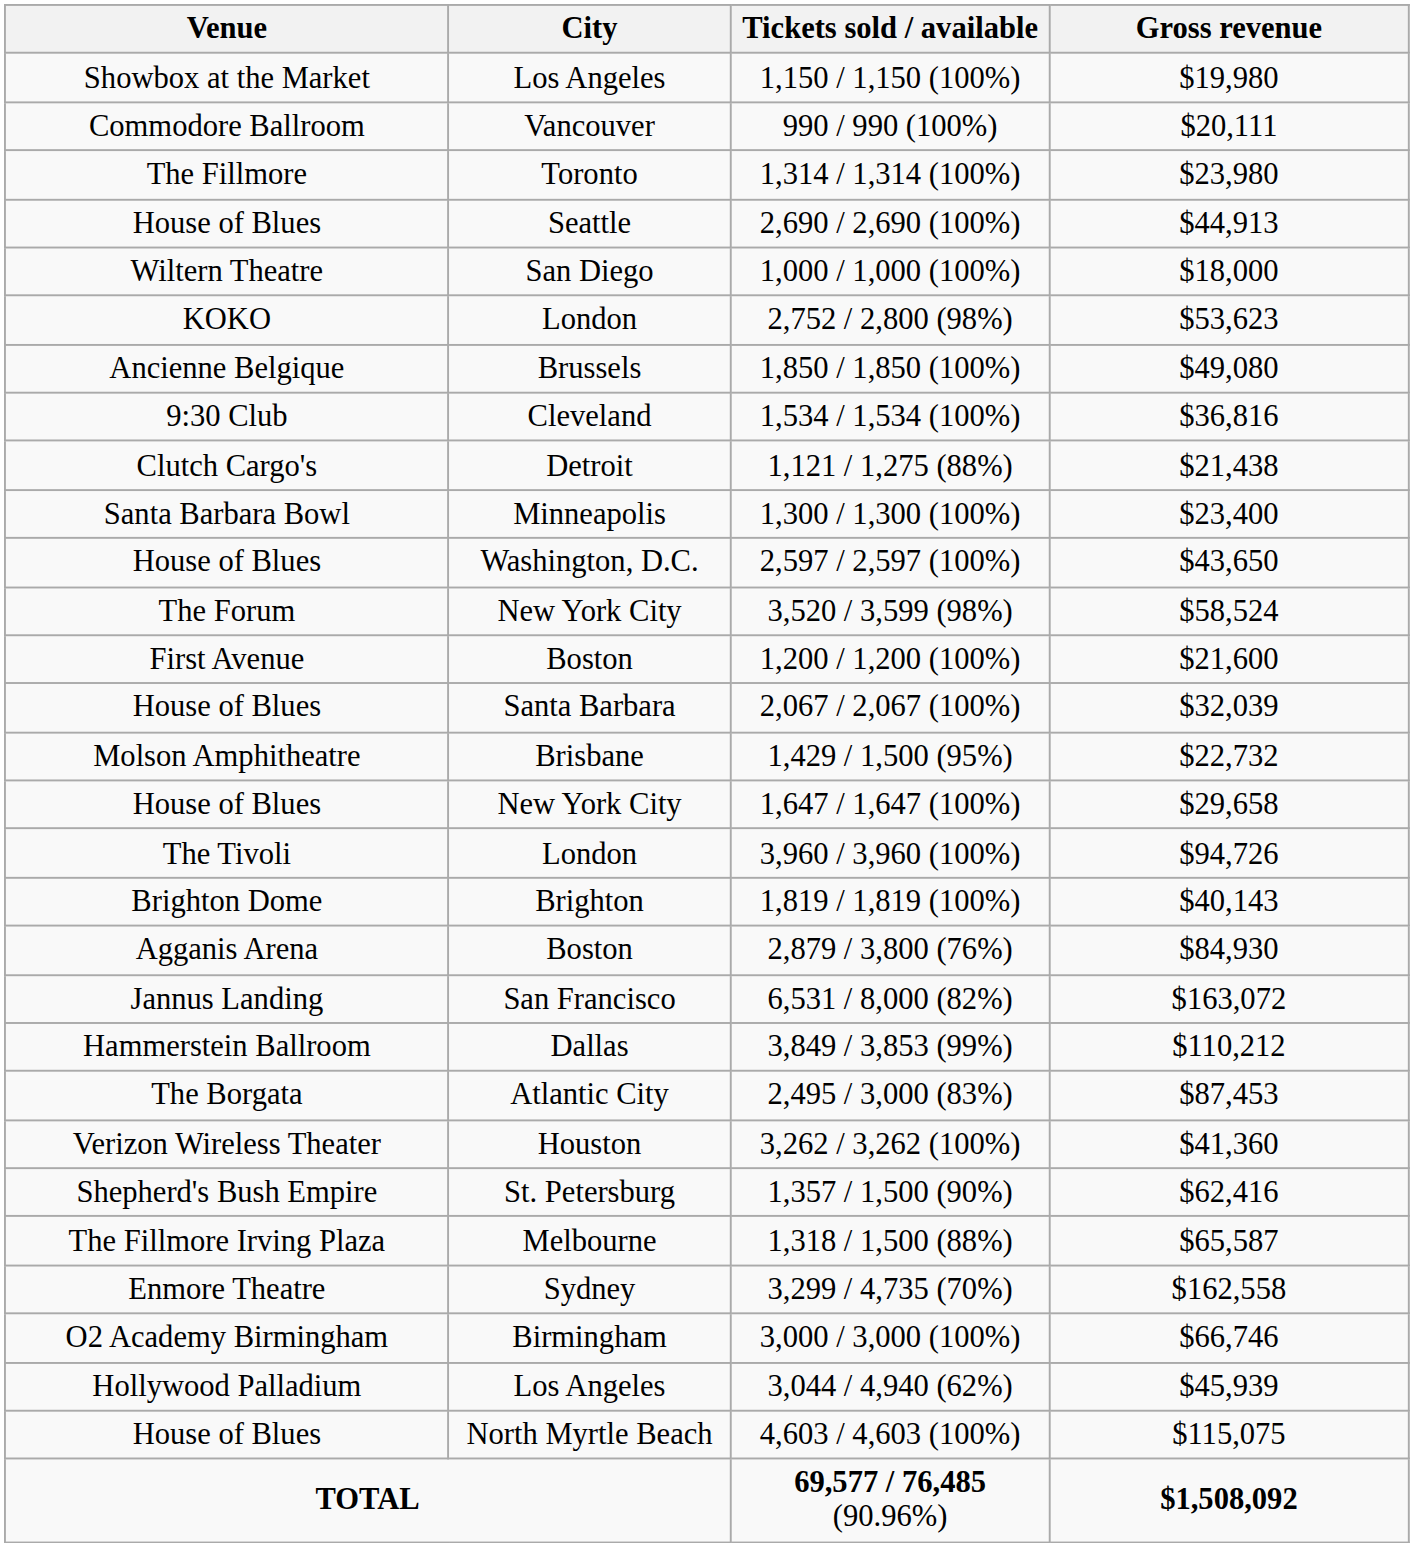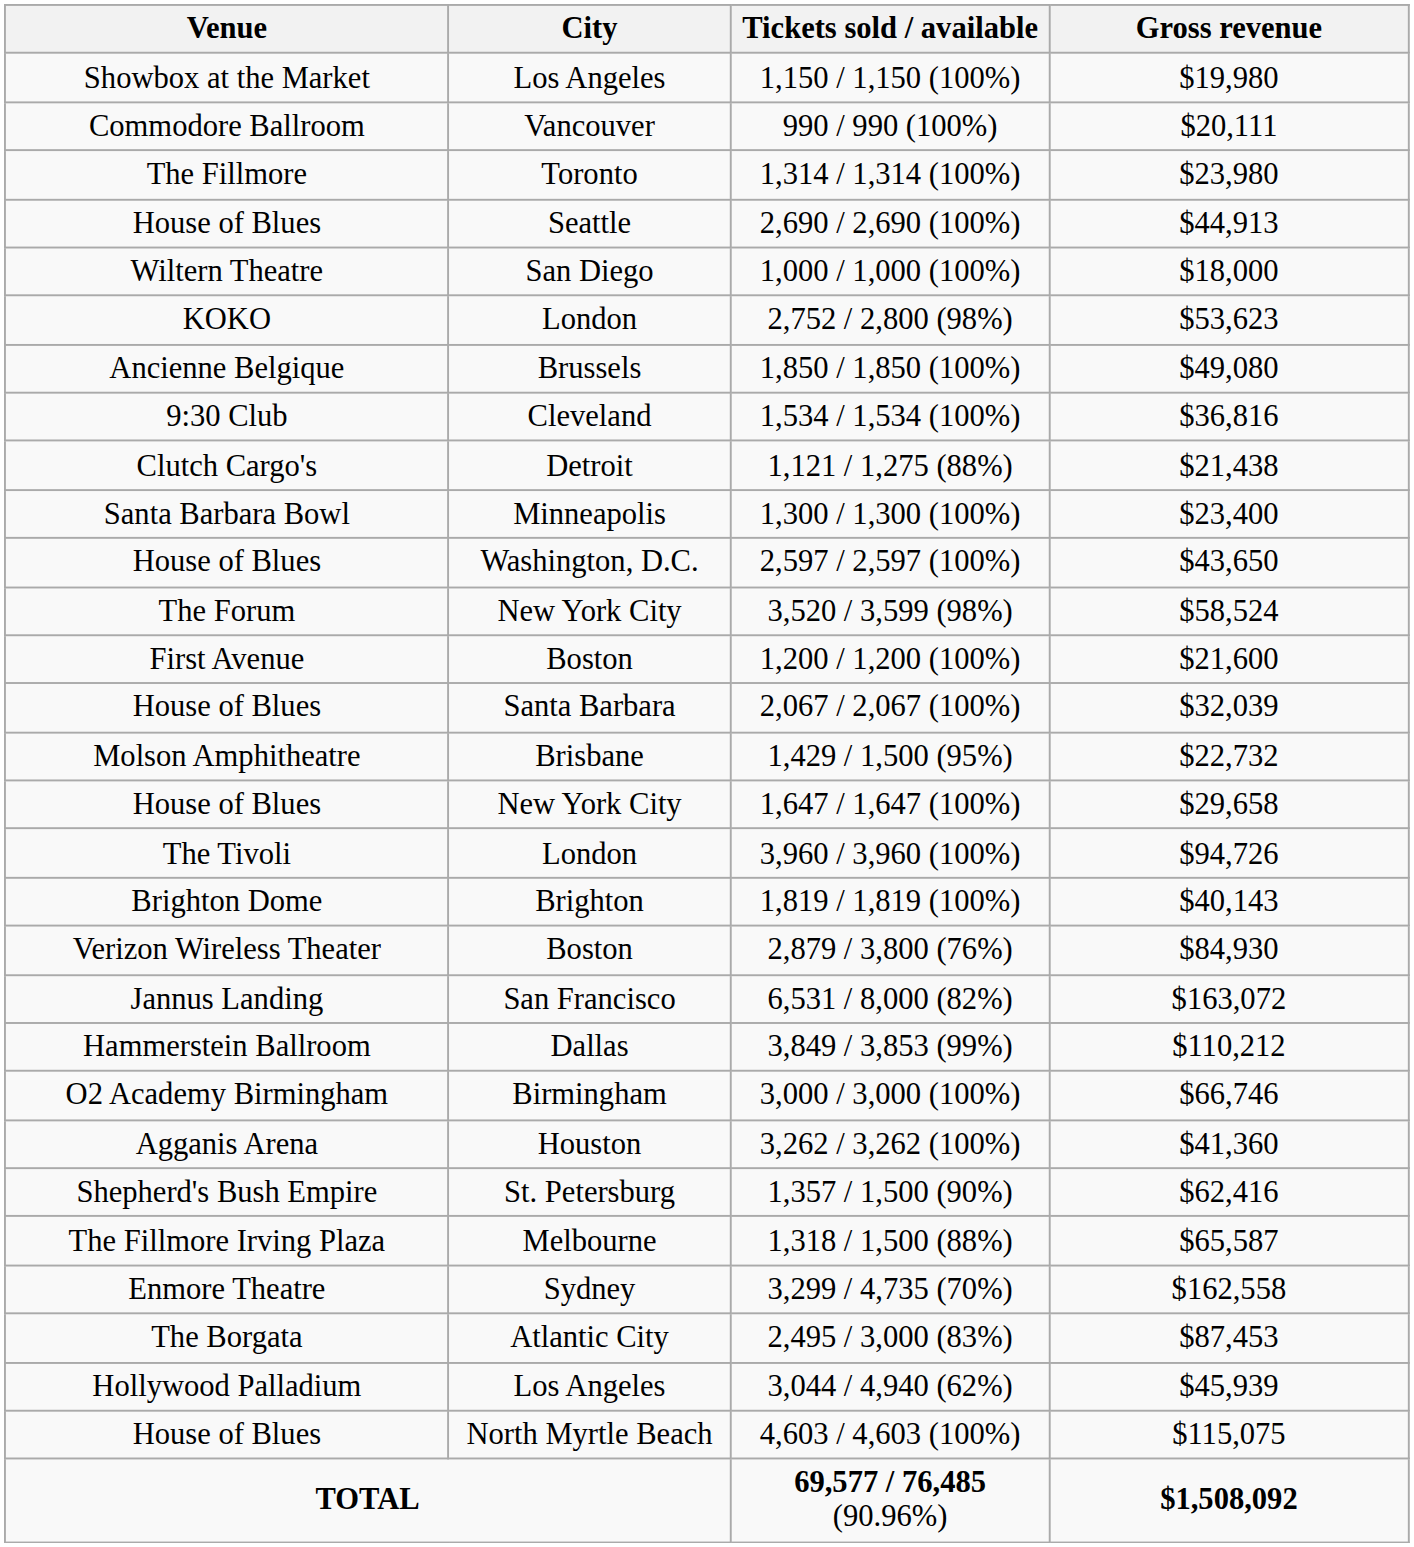(227, 949) Agganis Arena -> (227, 949) Verizon Wireless Theater
rows swapped: (890, 1094) <-> (890, 1337)
(227, 1143) Verizon Wireless Theater -> (227, 1143) Agganis Arena
